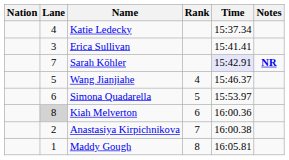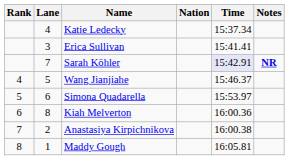columns swapped: (197, 12) <-> (22, 12)
(54, 113) lightgrey background -> (48, 113) no background
